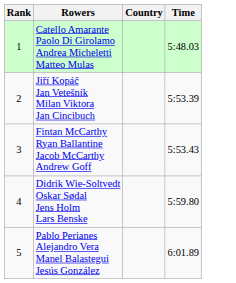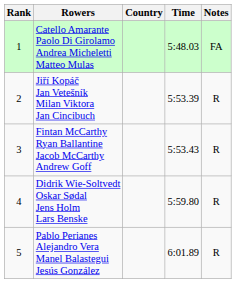+ column: (216, 12)
